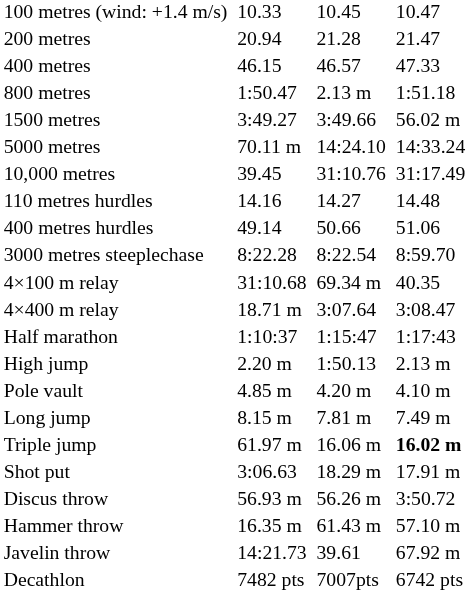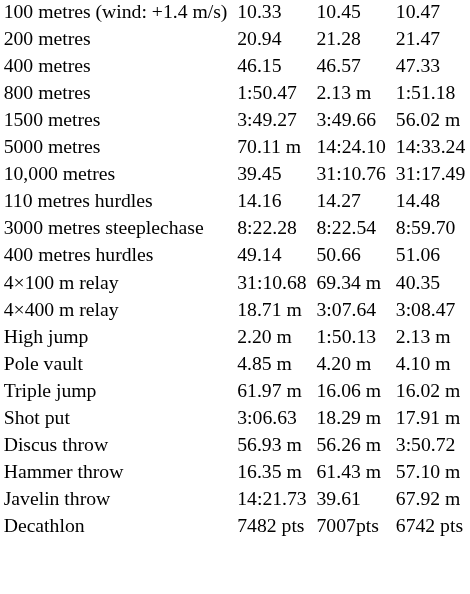rows swapped: (79, 228) <-> (104, 255)
- row: (61, 336)
- row: (47, 417)
(429, 444) bold -> (428, 390) normal
